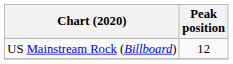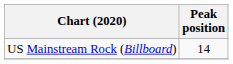(204, 48) 12 -> (204, 48) 14
